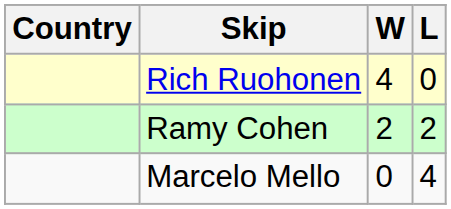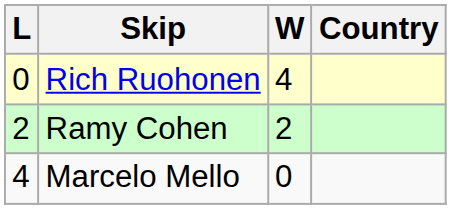columns swapped: (72, 29) <-> (429, 29)
